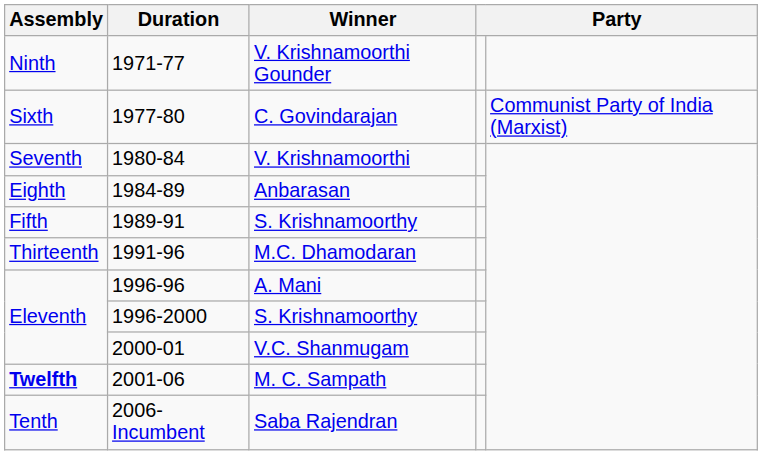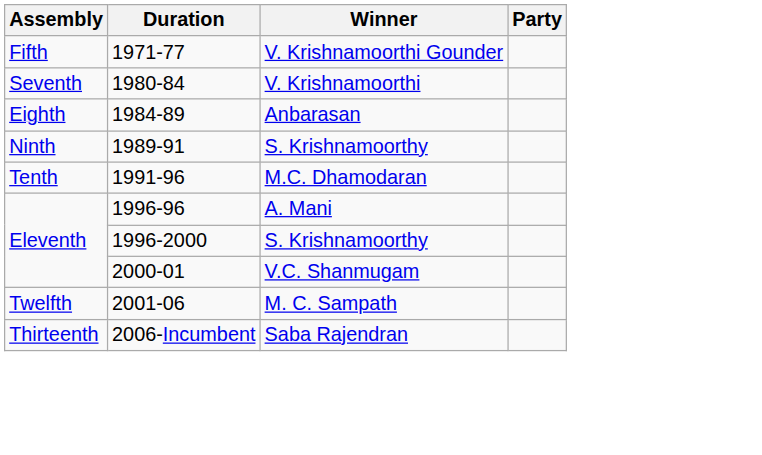(32, 62) Ninth -> (28, 51) Fifth
- row: (148, 116)
(28, 222) Fifth -> (32, 146) Ninth
(54, 253) Thirteenth -> (33, 177) Tenth
(43, 379) bold -> (41, 303) normal
(33, 422) Tenth -> (54, 334) Thirteenth
